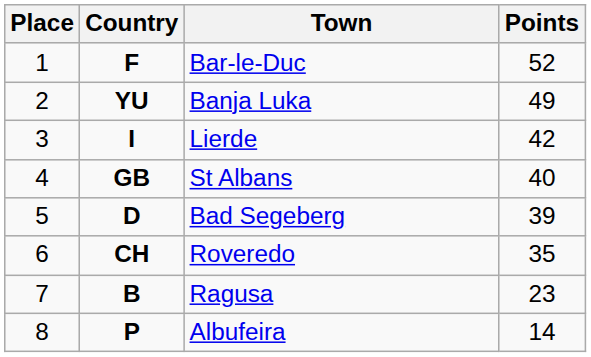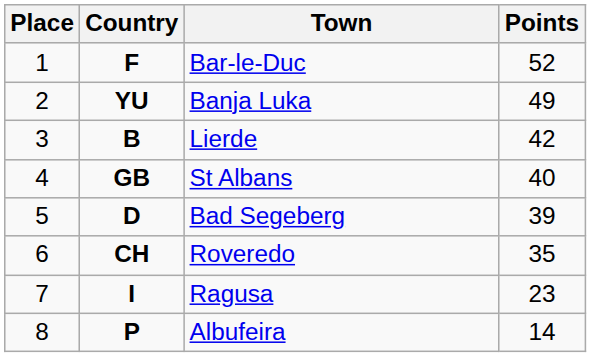(132, 139) I -> (132, 139) B
(132, 293) B -> (132, 293) I
